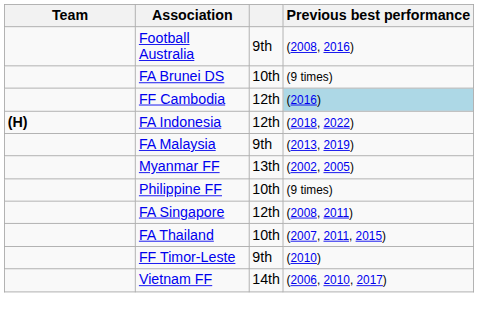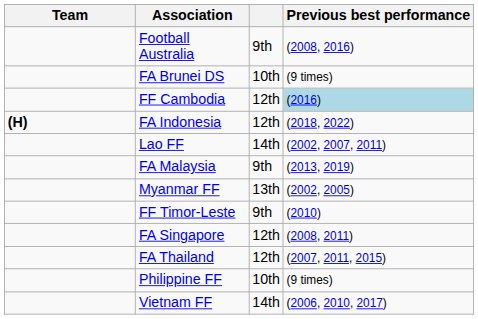+ row: (161, 144)
rows swapped: (180, 189) <-> (187, 257)
(266, 235) 10th -> (266, 257) 12th
